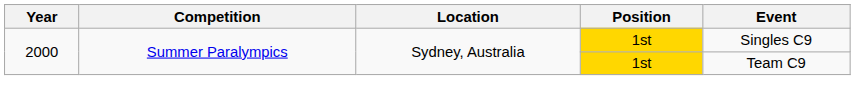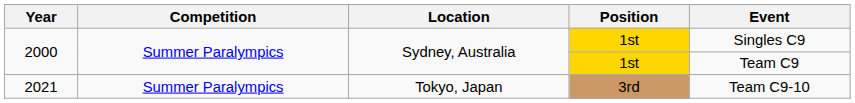+ row: (41, 87)
